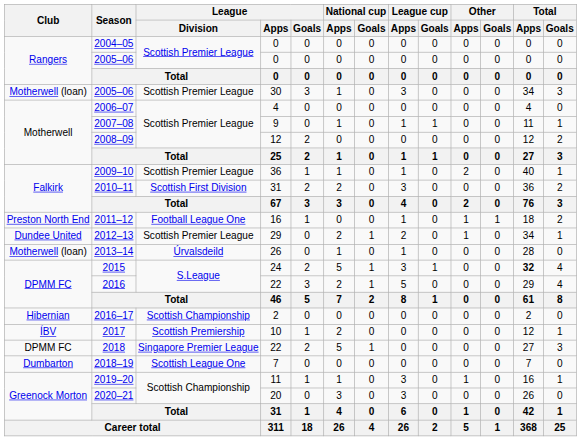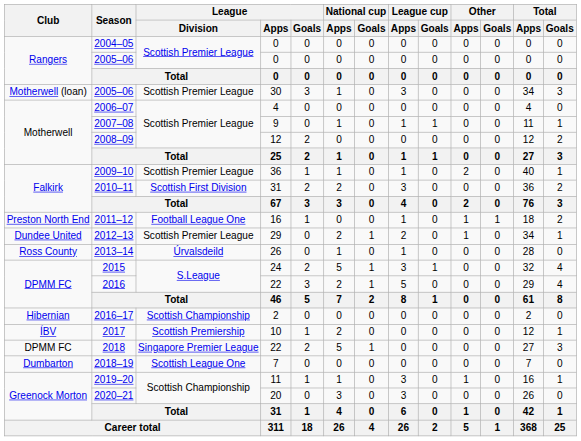(48, 252) Motherwell (loan) -> (48, 252) Ross County
(528, 268) bold -> (528, 268) normal
